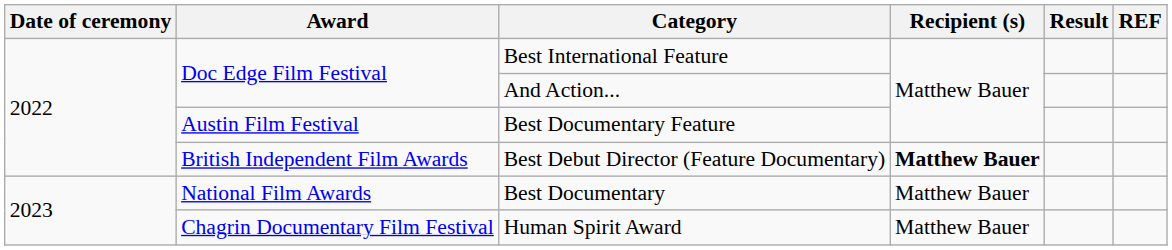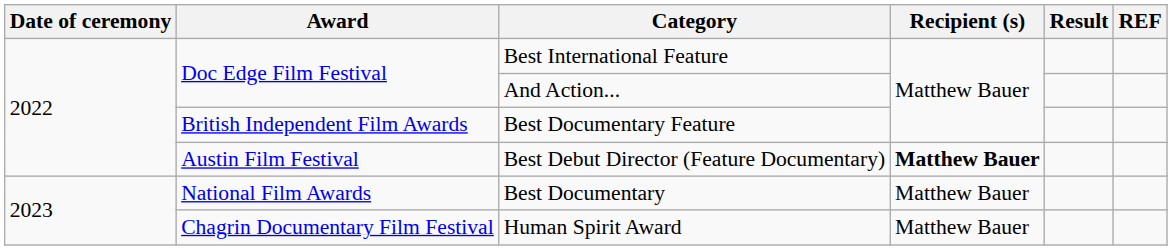(270, 124) Austin Film Festival -> (324, 124) British Independent Film Awards
(324, 158) British Independent Film Awards -> (270, 158) Austin Film Festival
